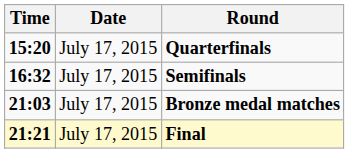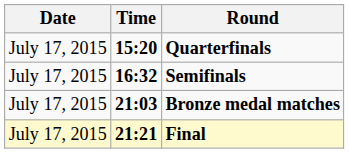columns swapped: (108, 18) <-> (30, 18)
